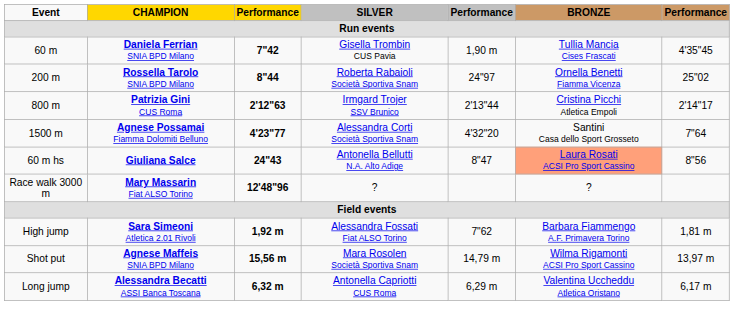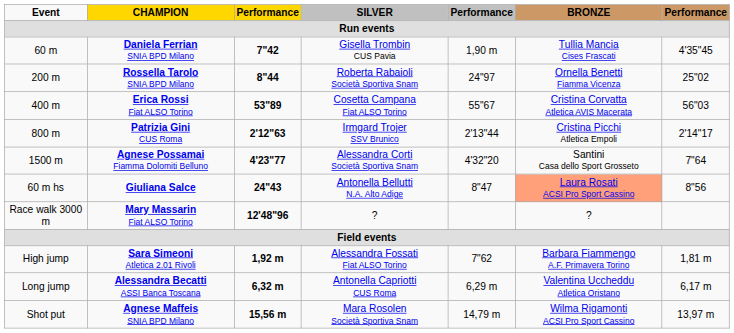+ row: (46, 106)
rows swapped: (46, 287) <-> (46, 260)
